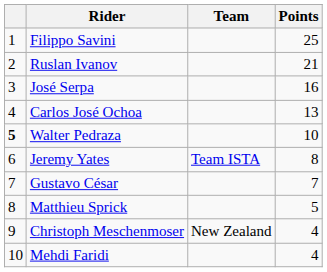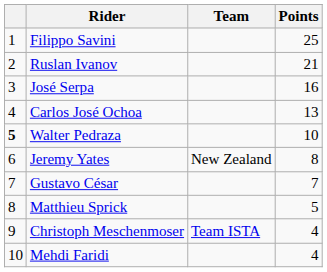(226, 159) Team ISTA -> (231, 159) New Zealand
(231, 231) New Zealand -> (226, 231) Team ISTA
